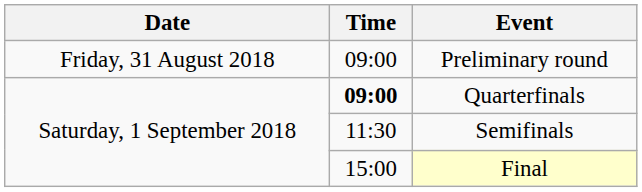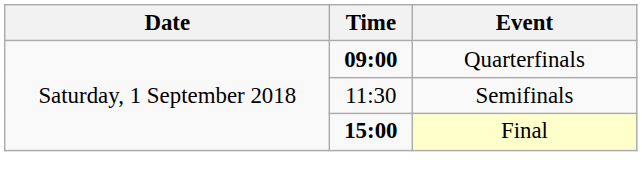- row: (524, 58)
(371, 167) normal -> (371, 131) bold
